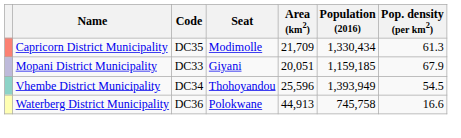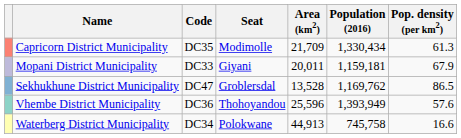(298, 66) 20,051 -> (308, 66) 20,011
(352, 66) 1,159,185 -> (361, 66) 1,159,181
+ row: (97, 85)
(189, 85) DC34 -> (199, 104) DC36
(433, 85) 54.5 -> (443, 104) 57.6
(189, 104) DC36 -> (199, 123) DC34
